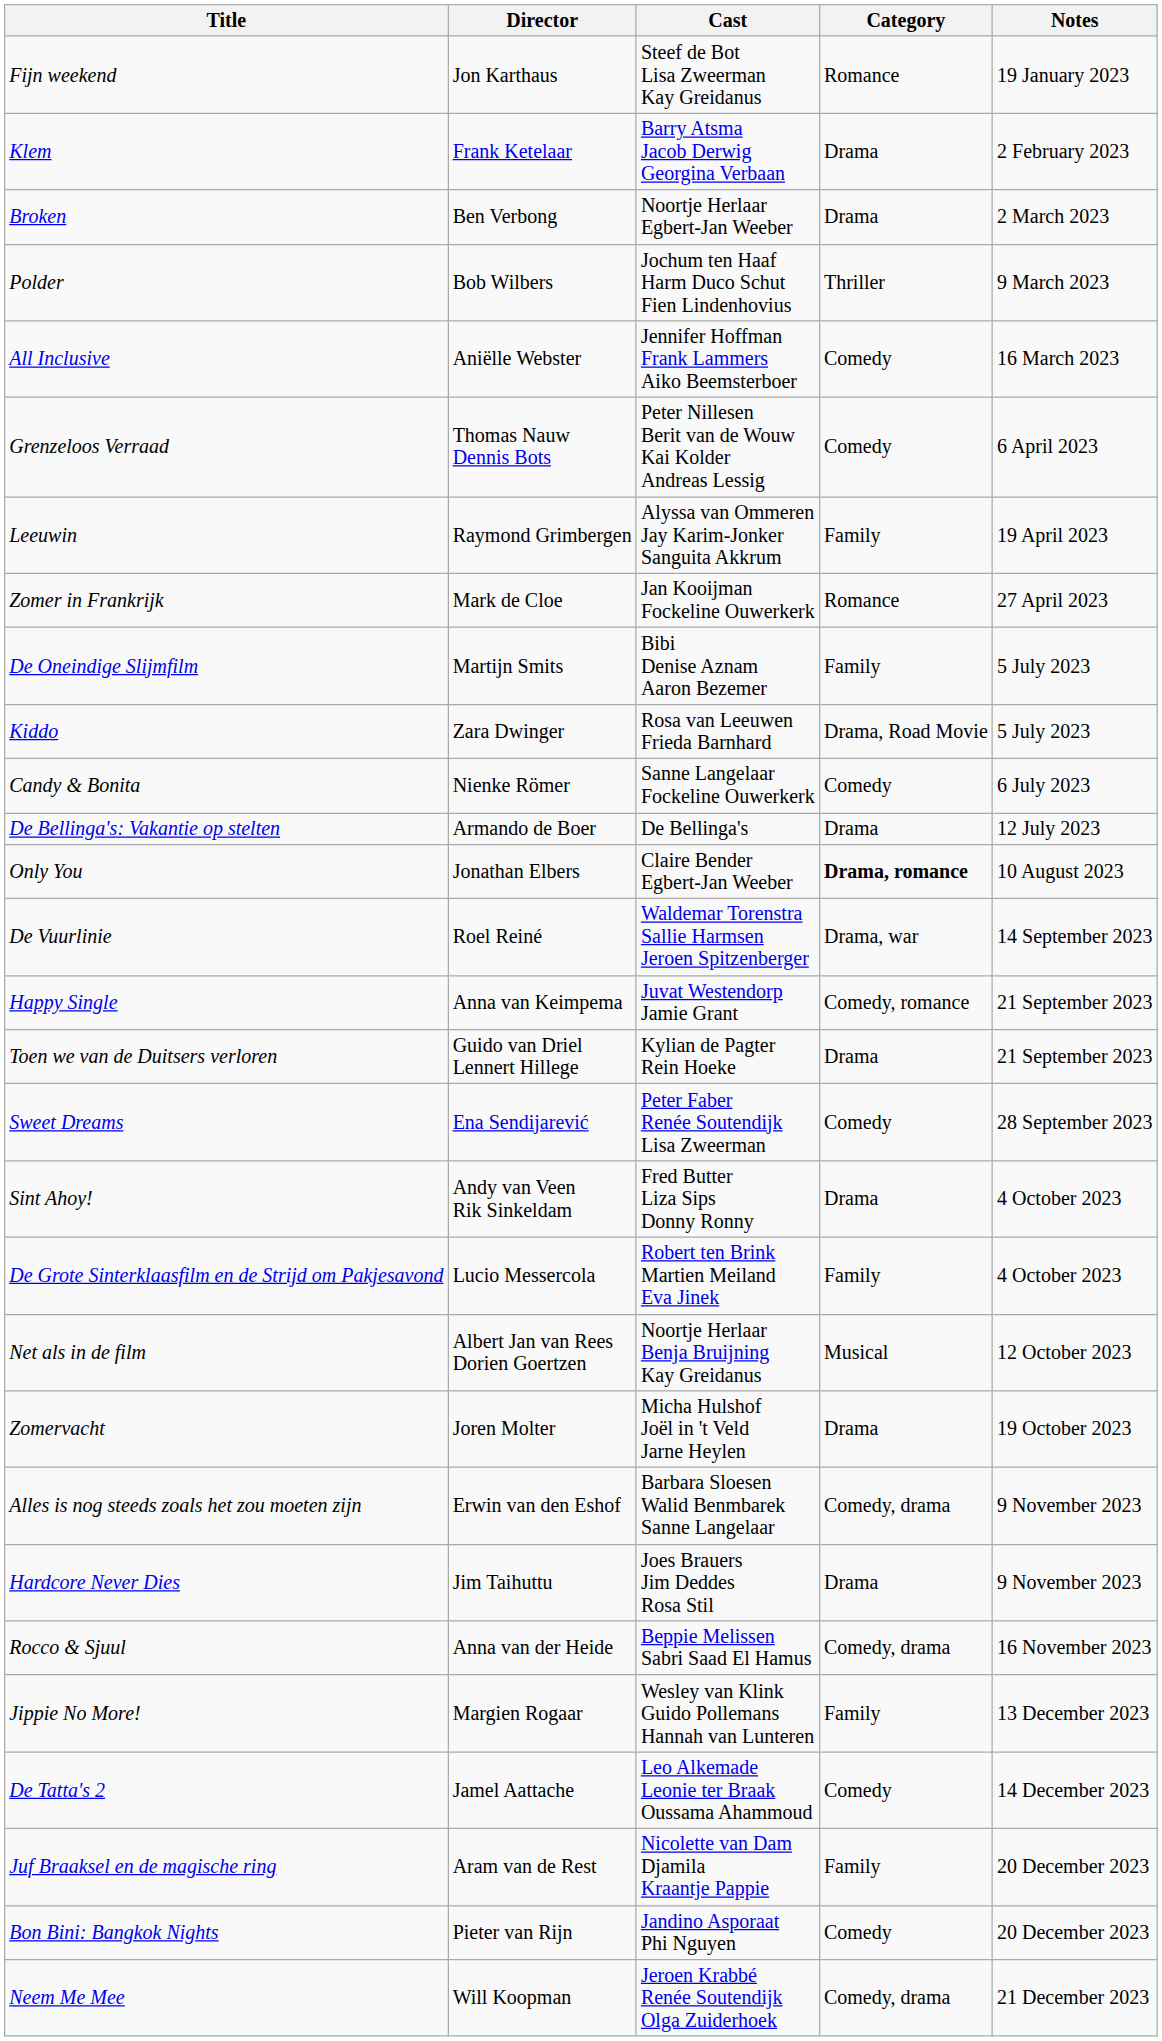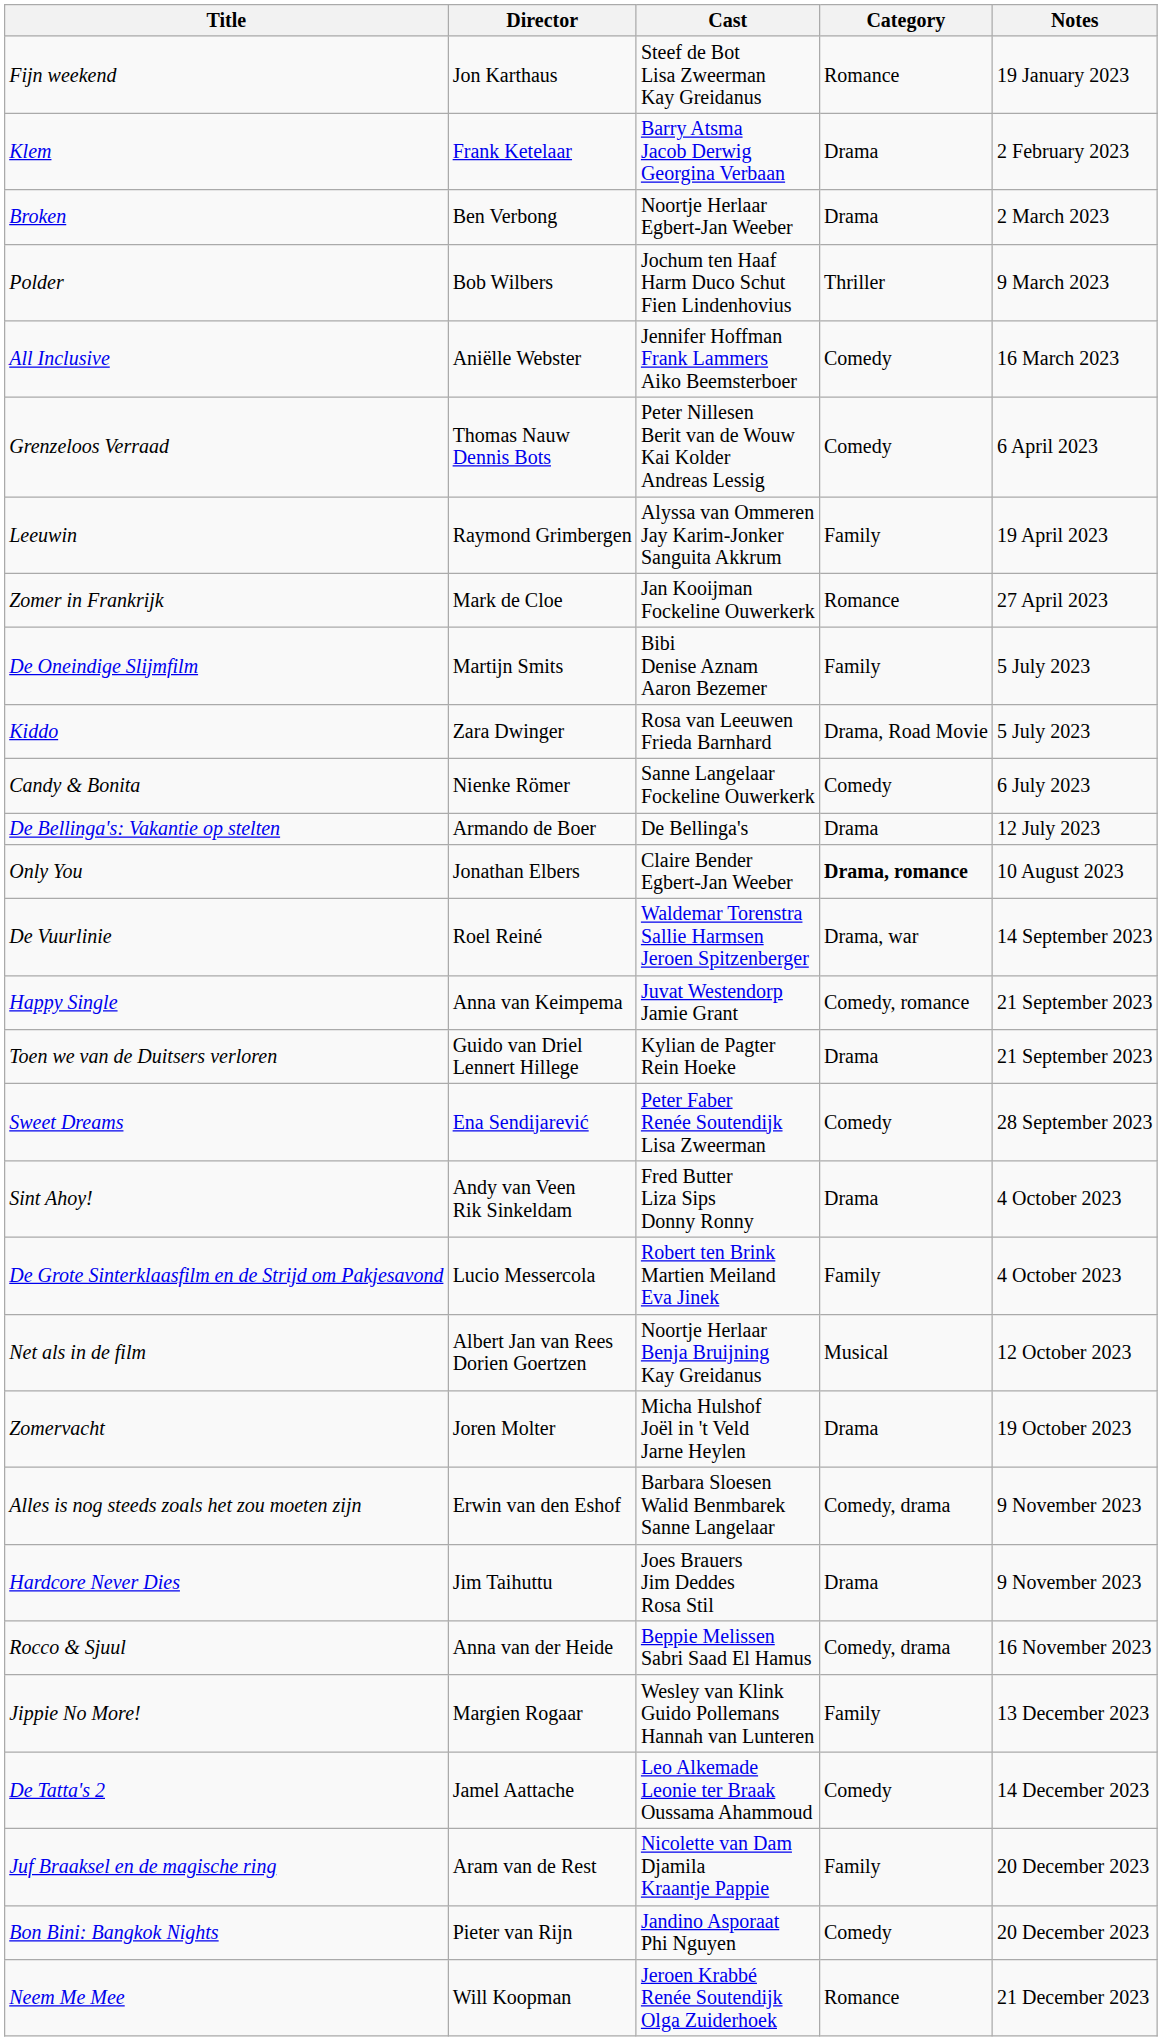(887, 1997) Comedy, drama -> (862, 1997) Romance
